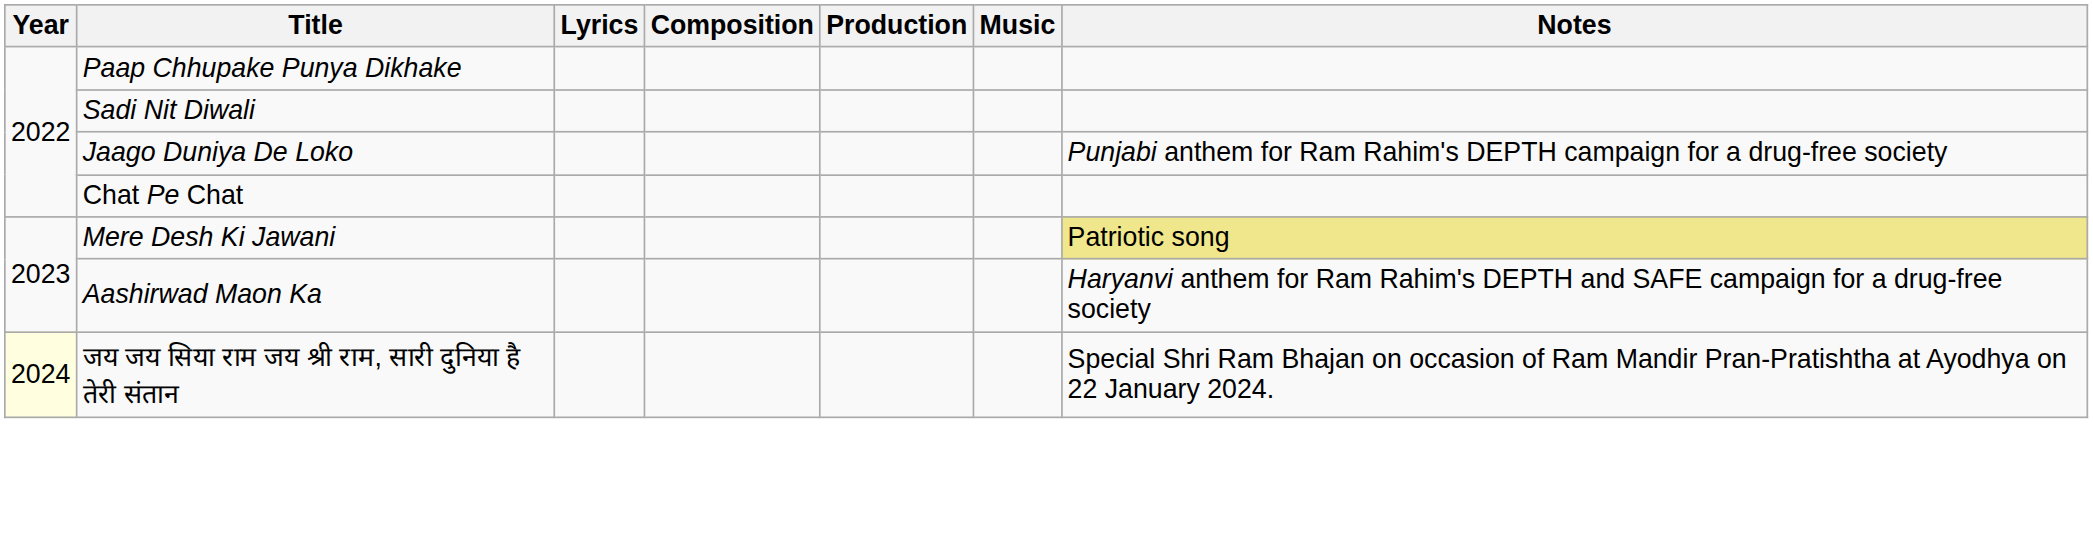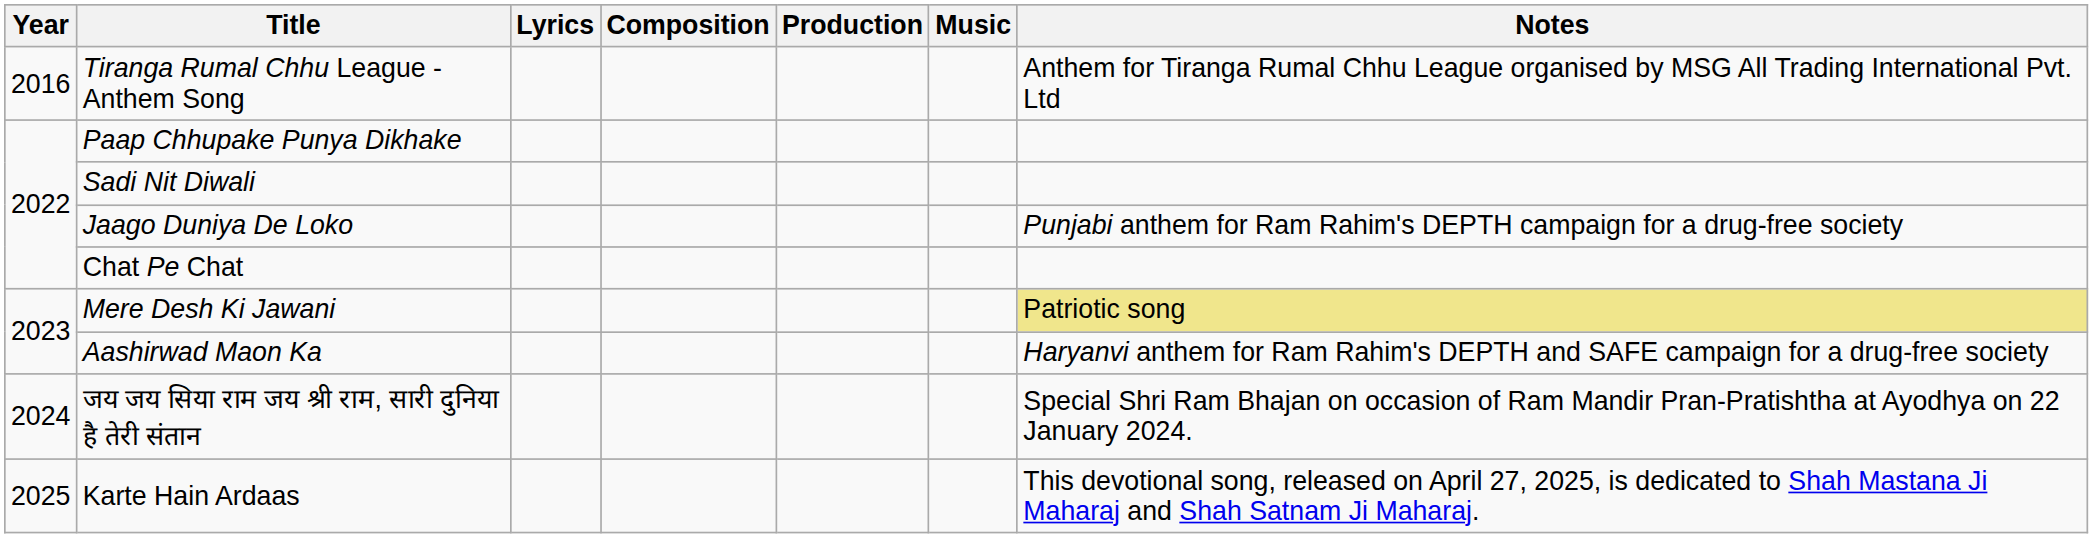+ row: (262, 83)
(41, 374) lightyellow background -> (41, 416) no background
+ row: (191, 495)
